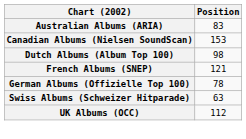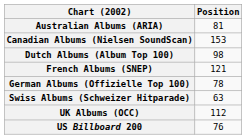(218, 26) 83 -> (218, 26) 81
+ row: (100, 127)
